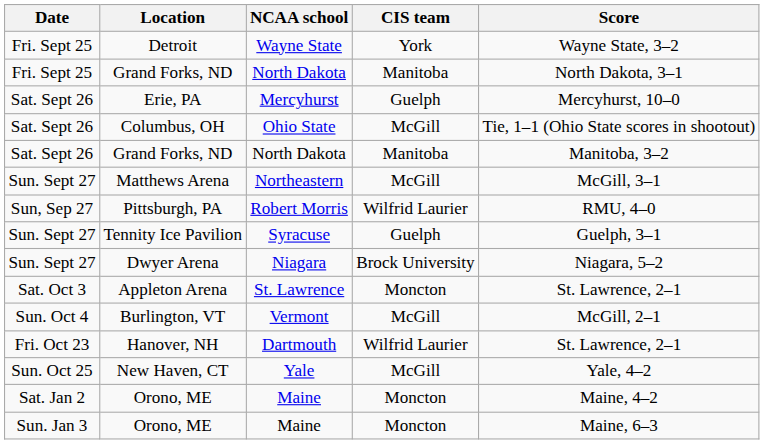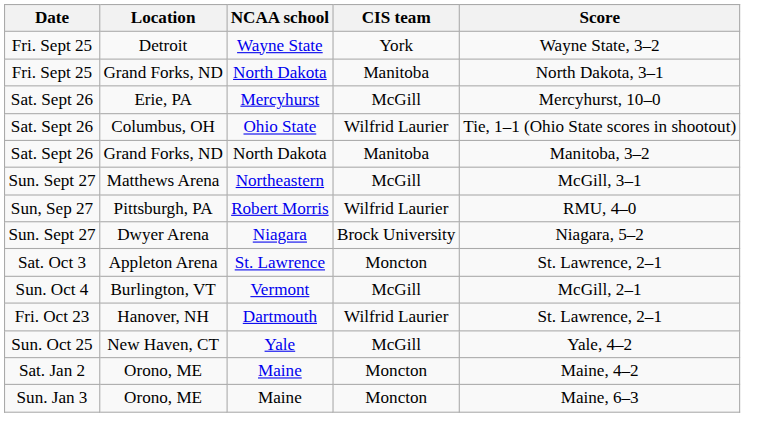(415, 99) Guelph -> (396, 99) McGill
(415, 126) McGill -> (396, 126) Wilfrid Laurier
- row: (52, 235)
